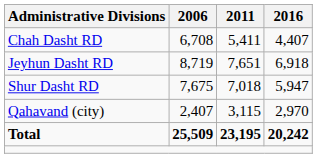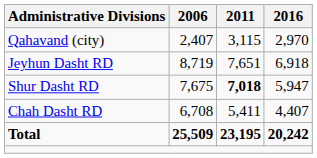rows swapped: (55, 39) <-> (56, 110)
(244, 87) normal -> (244, 87) bold
